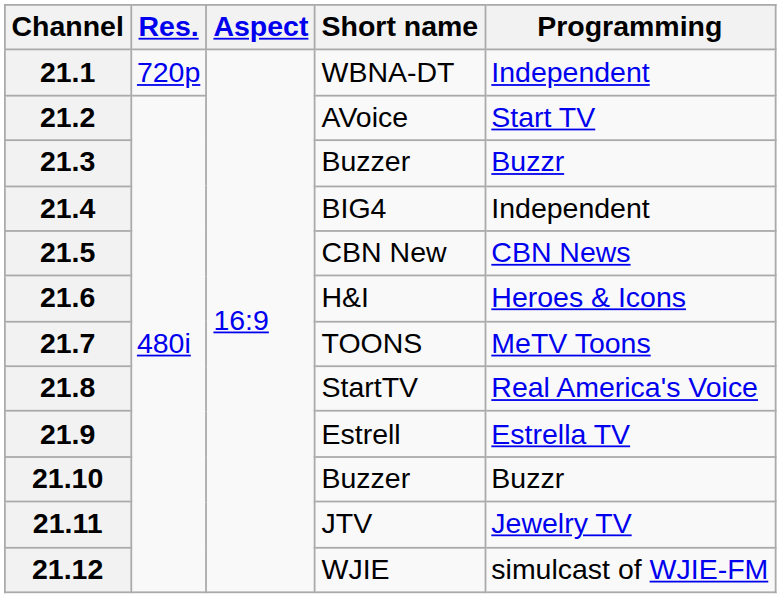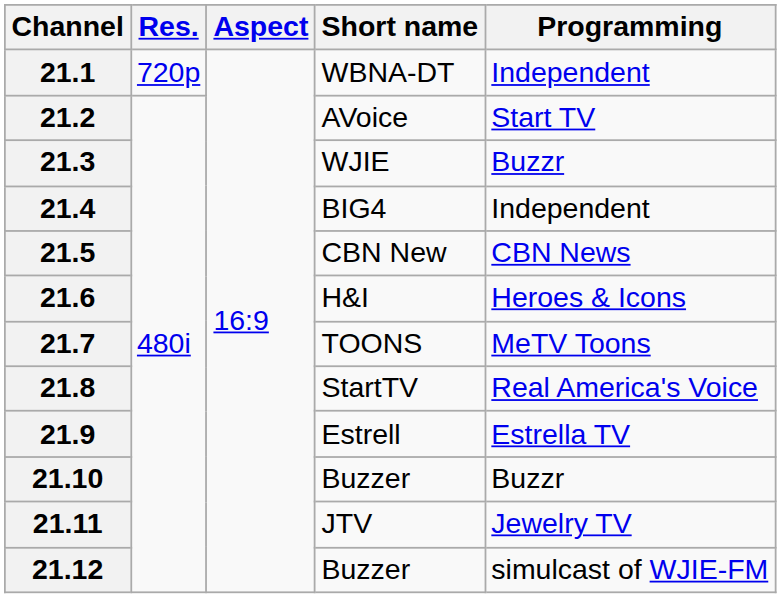(366, 162) Buzzer -> (356, 162) WJIE
(356, 569) WJIE -> (366, 569) Buzzer
